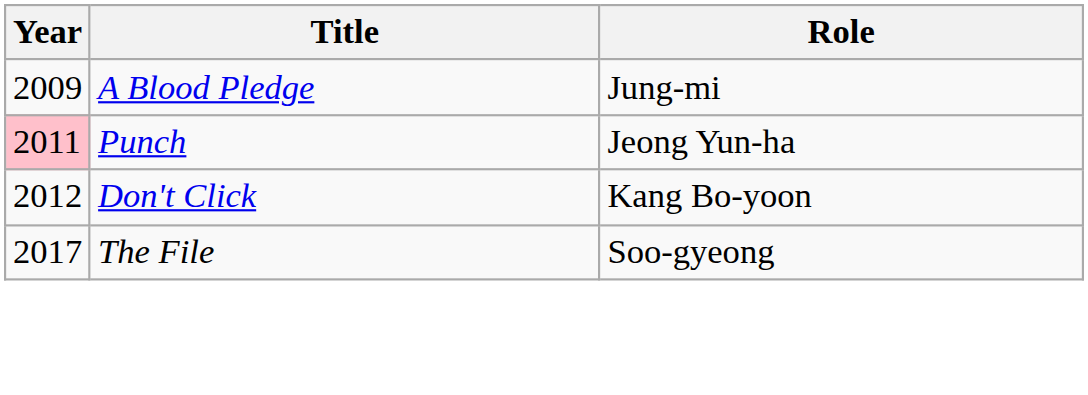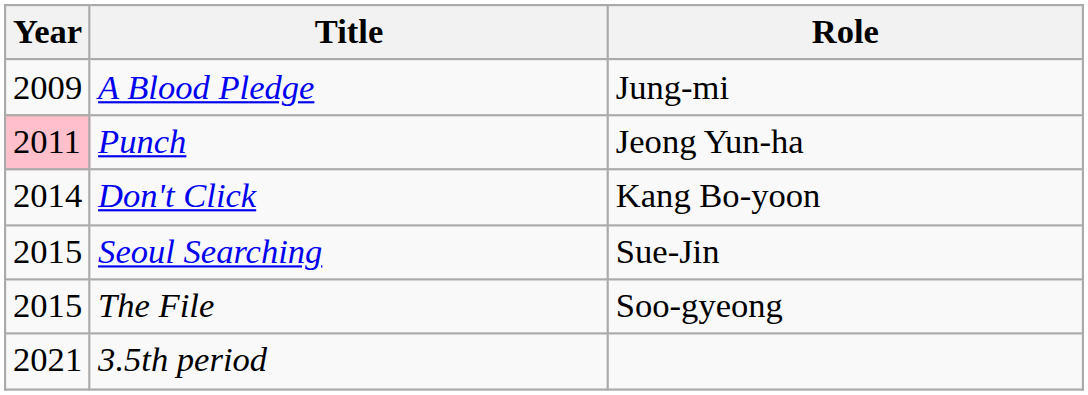(48, 196) 2012 -> (48, 196) 2014
+ row: (210, 251)
(48, 251) 2017 -> (48, 305) 2015
+ row: (183, 360)
